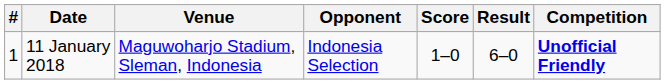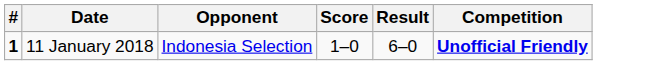- column: (209, 18)
(13, 55) normal -> (13, 45) bold
